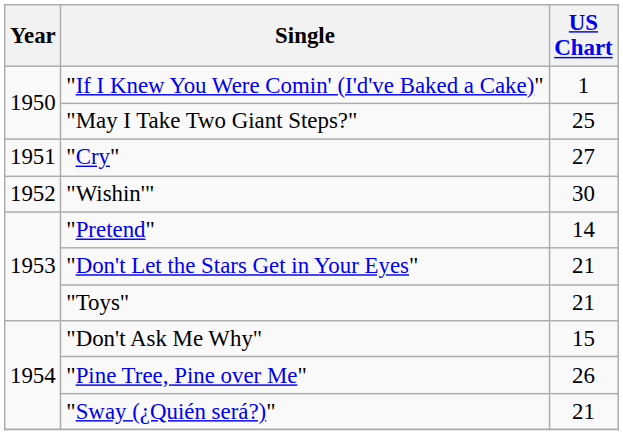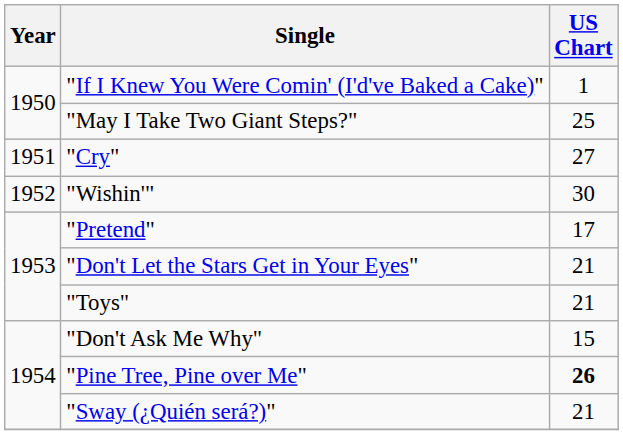(583, 229) 14 -> (583, 229) 17
(583, 374) normal -> (583, 374) bold
